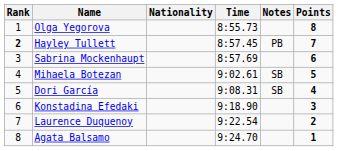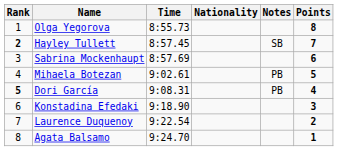columns swapped: (181, 12) <-> (238, 12)
(277, 44) PB -> (277, 44) SB
(277, 75) SB -> (277, 75) PB
(18, 91) normal -> (18, 91) bold
(277, 91) SB -> (277, 91) PB
